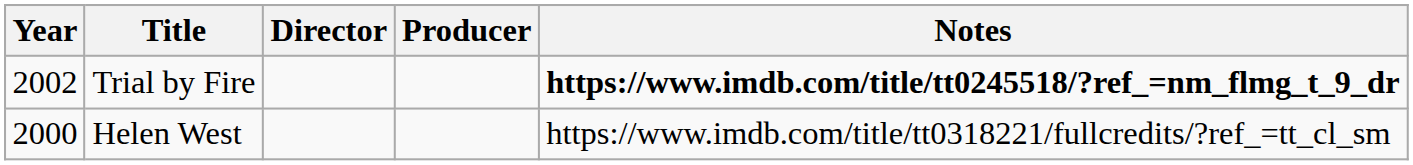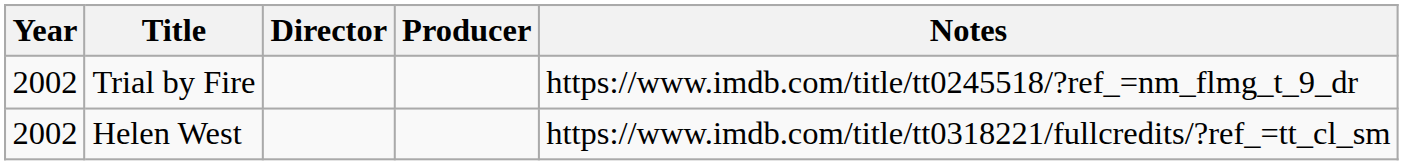(973, 81) bold -> (952, 81) normal
(45, 133) 2000 -> (45, 133) 2002
